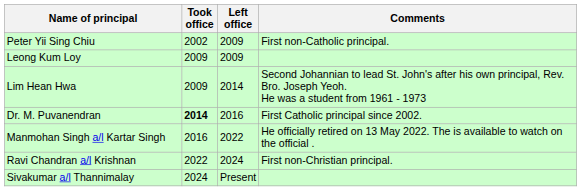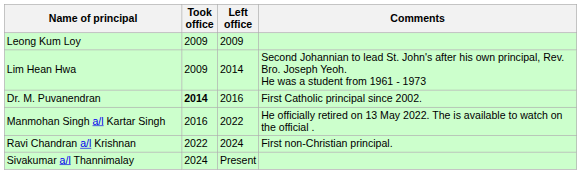- row: (51, 41)
